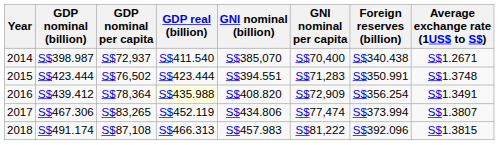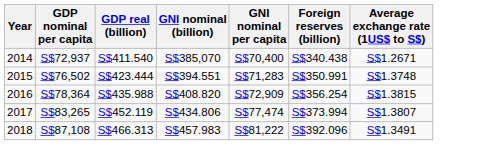- column: (66, 26)
(187, 94) lightyellow background -> (126, 94) no background
(452, 94) S$1.3491 -> (391, 94) S$1.3815
(452, 130) S$1.3815 -> (391, 130) S$1.3491
